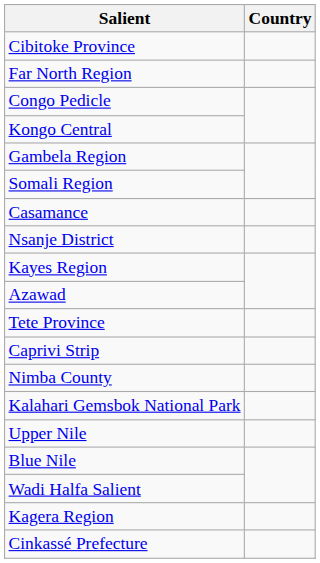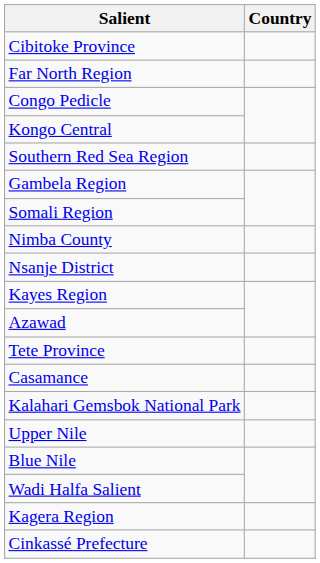+ row: (98, 156)
rows swapped: (60, 377) <-> (48, 211)
- row: (54, 350)
